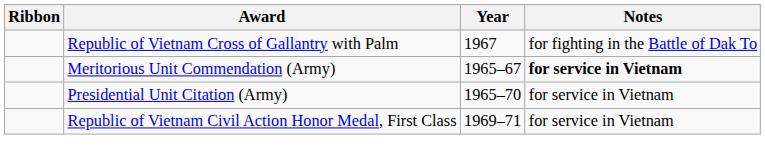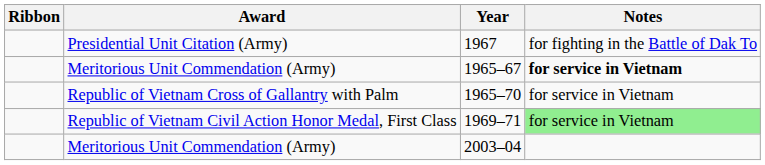(233, 43) Republic of Vietnam Cross of Gallantry with Palm -> (177, 43) Presidential Unit Citation (Army)
(177, 95) Presidential Unit Citation (Army) -> (233, 95) Republic of Vietnam Cross of Gallantry with Palm
(601, 120) no background -> (601, 120) lightgreen background
+ row: (493, 146)
